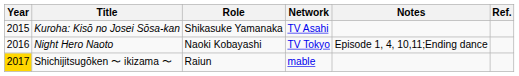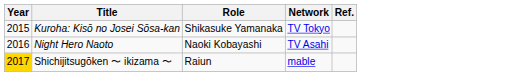- column: (411, 12)
(308, 28) TV Asahi -> (309, 28) TV Tokyo
(309, 45) TV Tokyo -> (308, 45) TV Asahi
